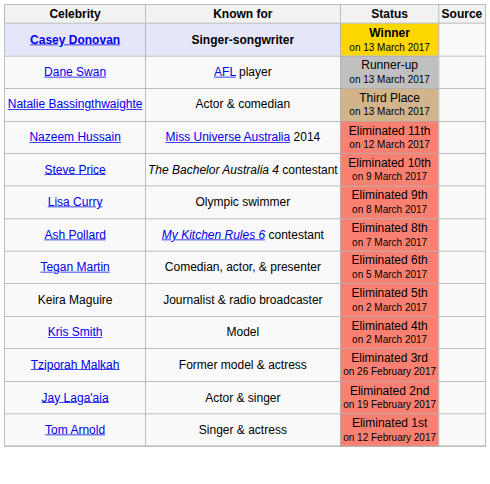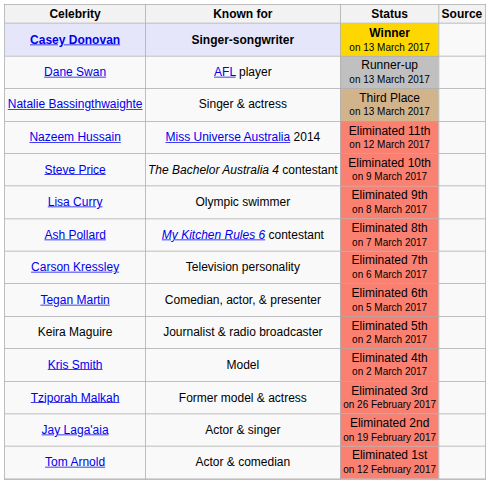(243, 104) Actor & comedian -> (243, 104) Singer & actress
+ row: (75, 267)
(243, 430) Singer & actress -> (243, 462) Actor & comedian
